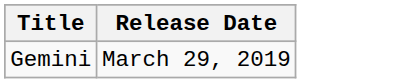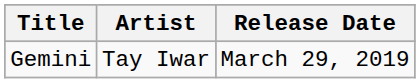+ column: (156, 23)
